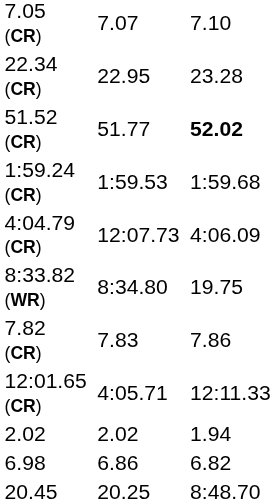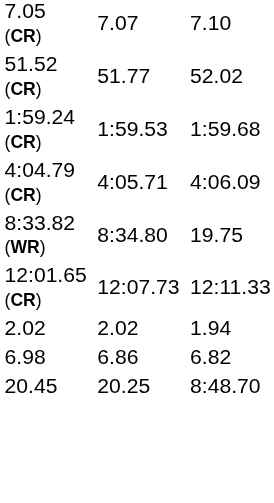- row: (31, 76)
(216, 129) bold -> (216, 76) normal
(138, 234) 12:07.73 -> (133, 181) 4:05.71
- row: (25, 340)
(133, 393) 4:05.71 -> (138, 287) 12:07.73
